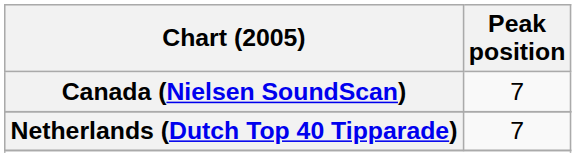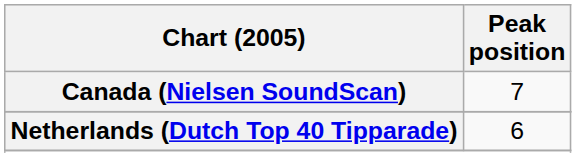(517, 130) 7 -> (517, 130) 6
